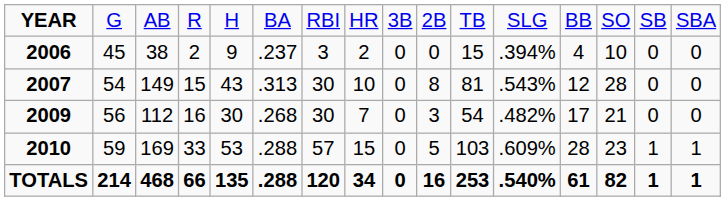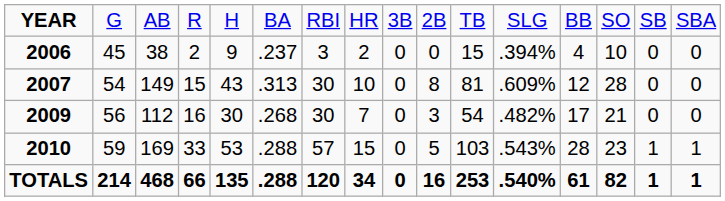(527, 84) .543% -> (527, 84) .609%
(527, 148) .609% -> (527, 148) .543%
